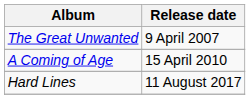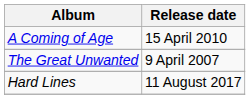rows swapped: (73, 37) <-> (60, 60)
